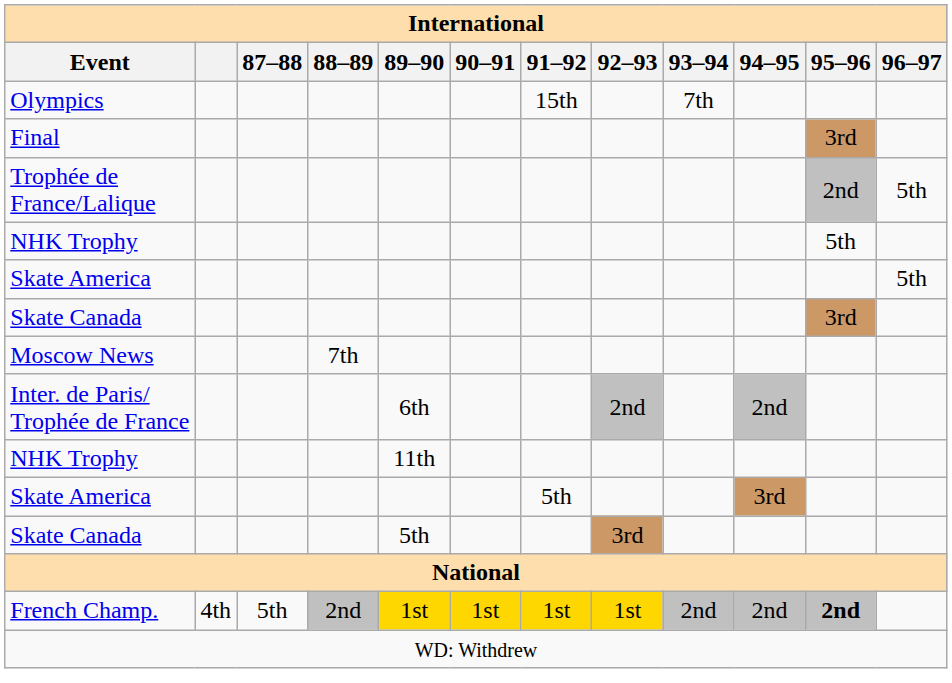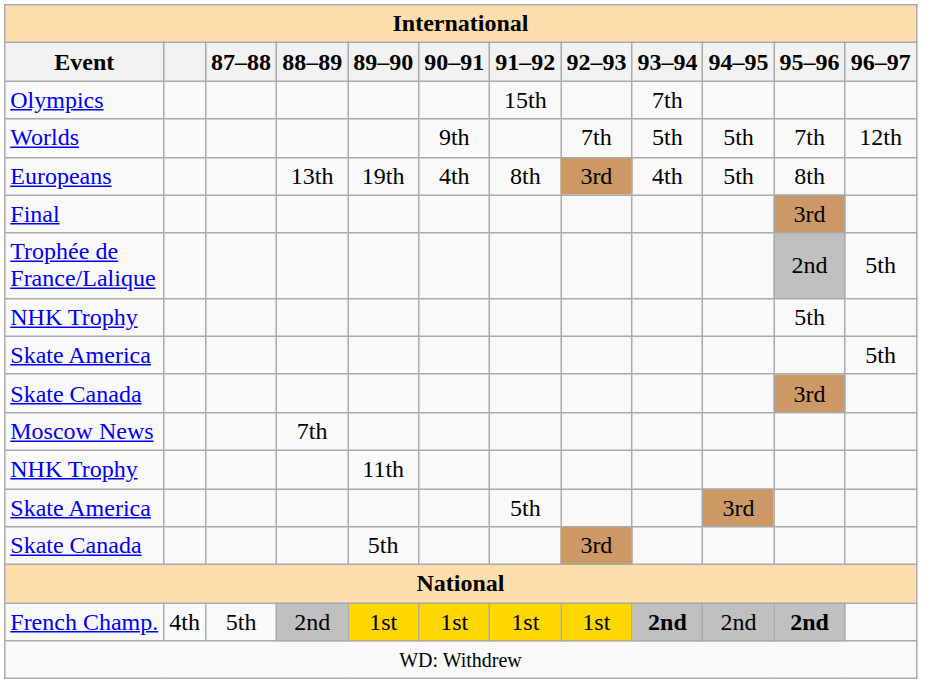+ row: (45, 137)
+ row: (61, 175)
- row: (100, 406)
(699, 610) normal -> (667, 621) bold
